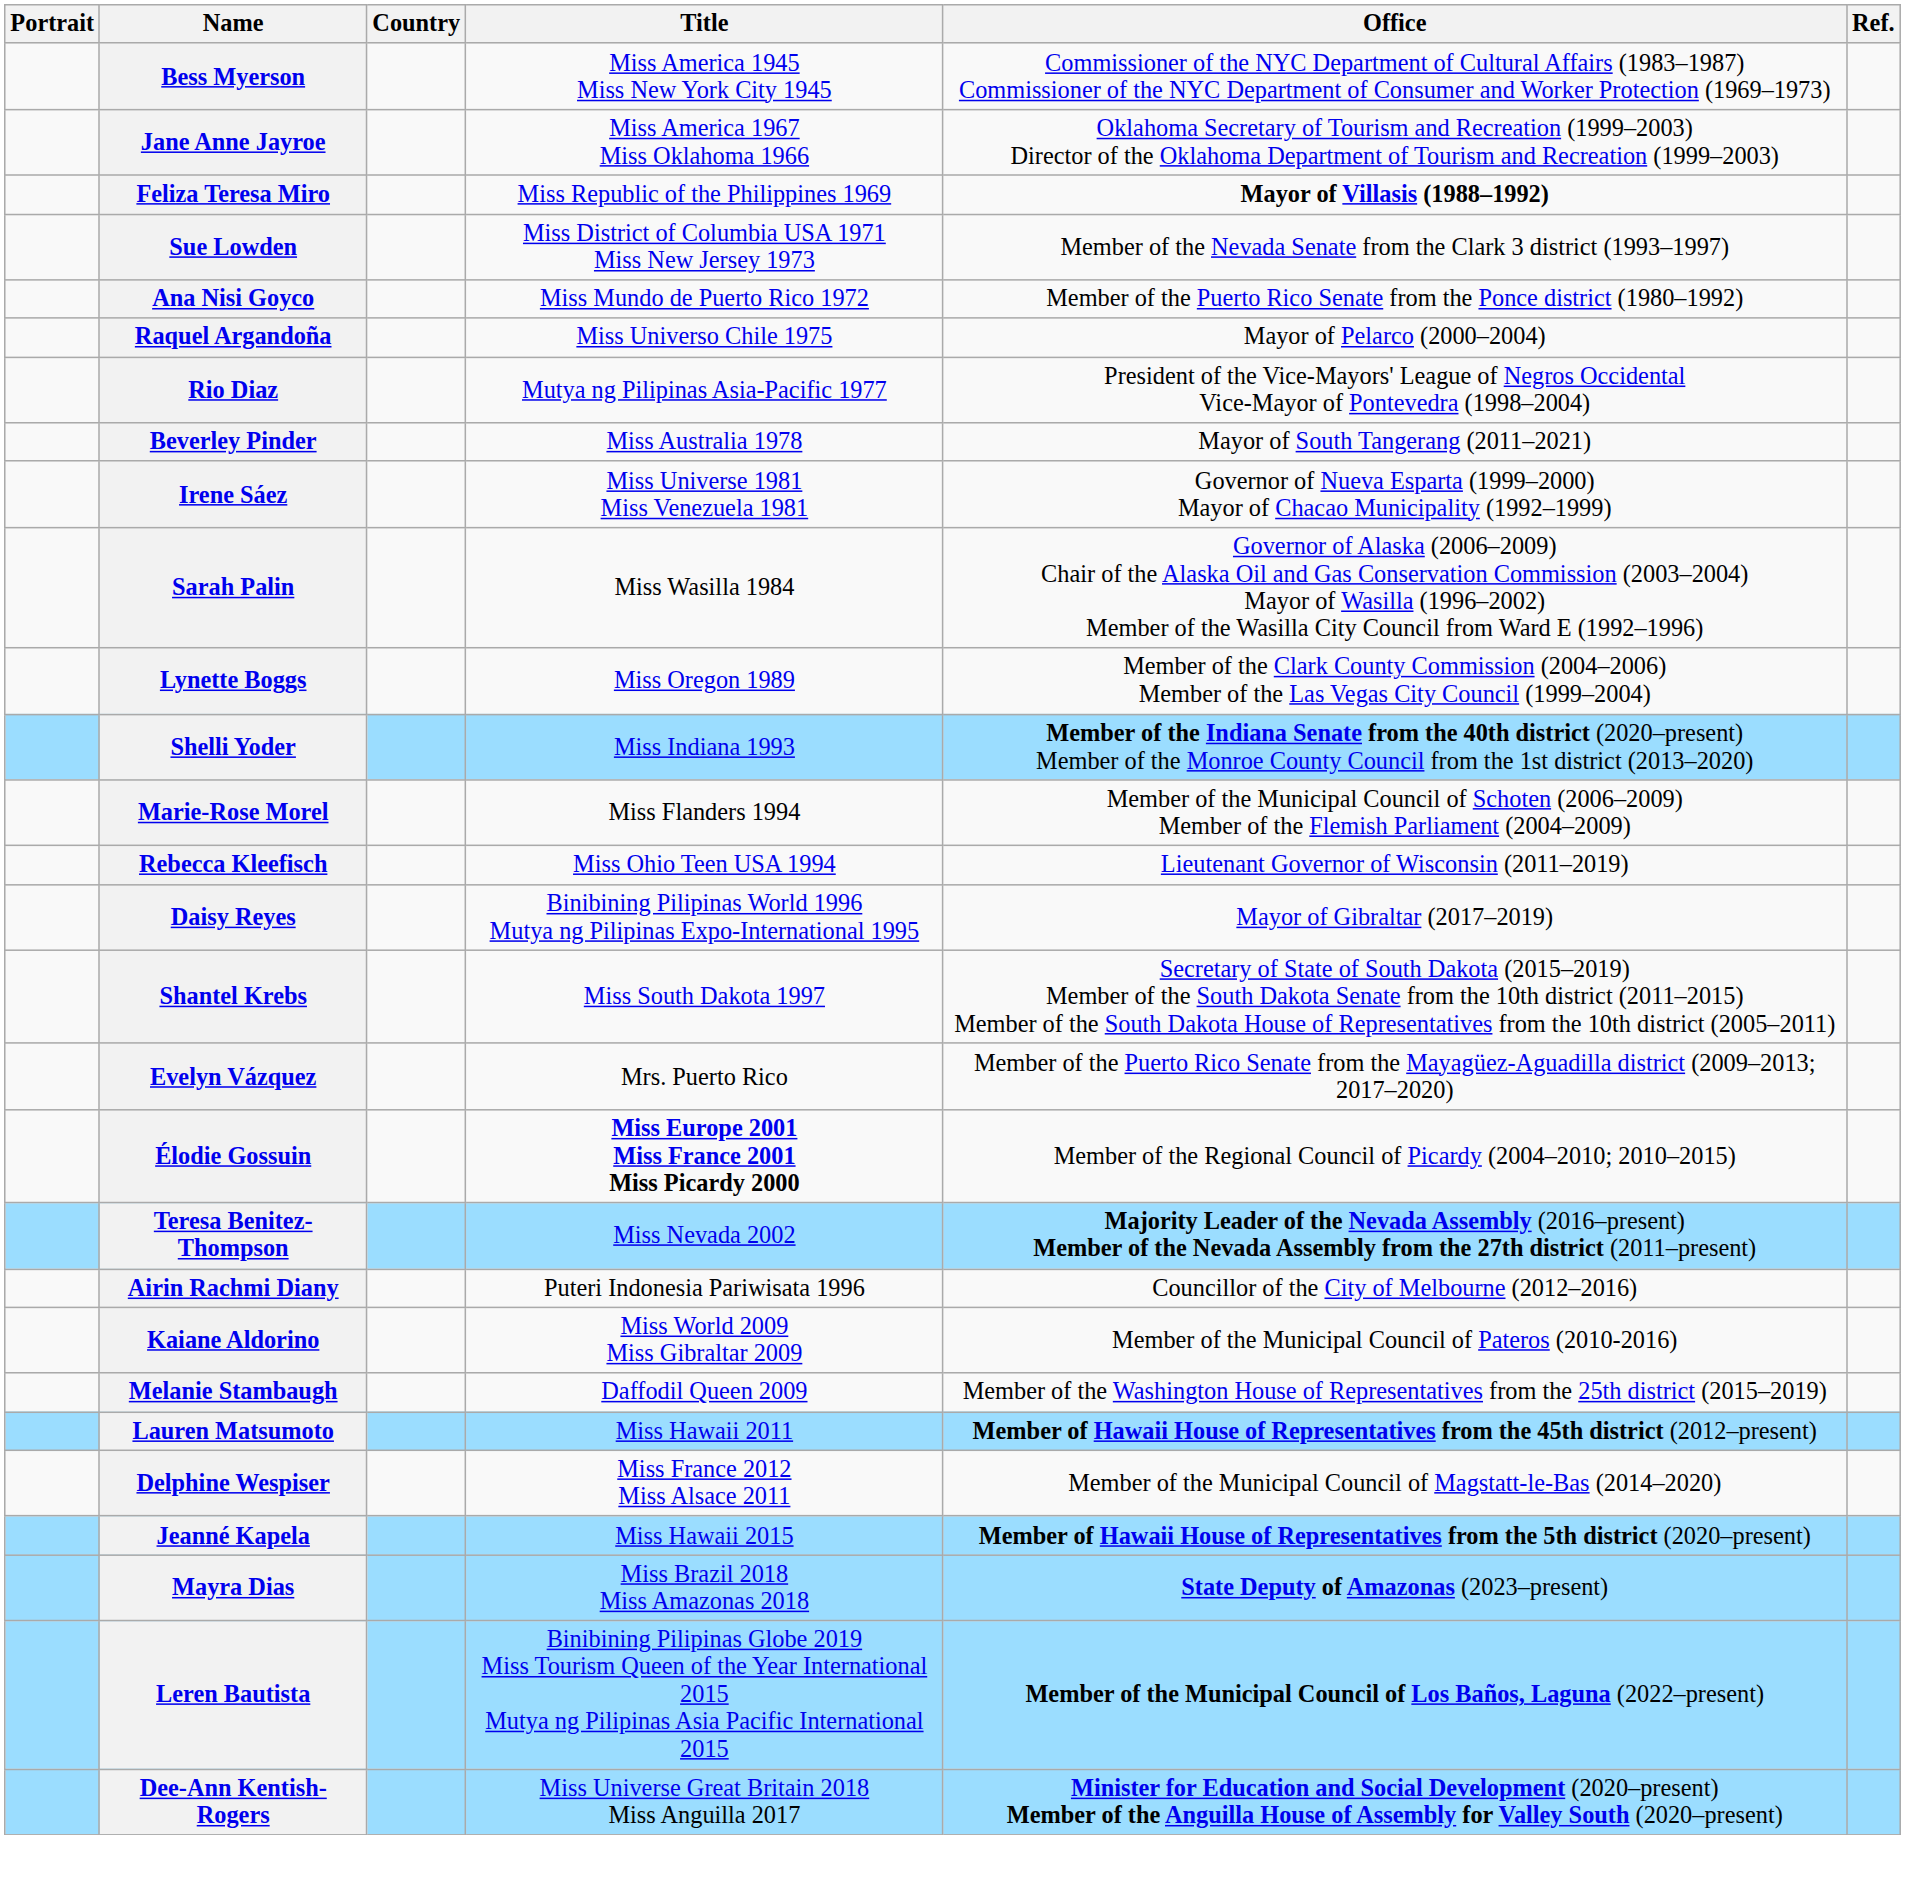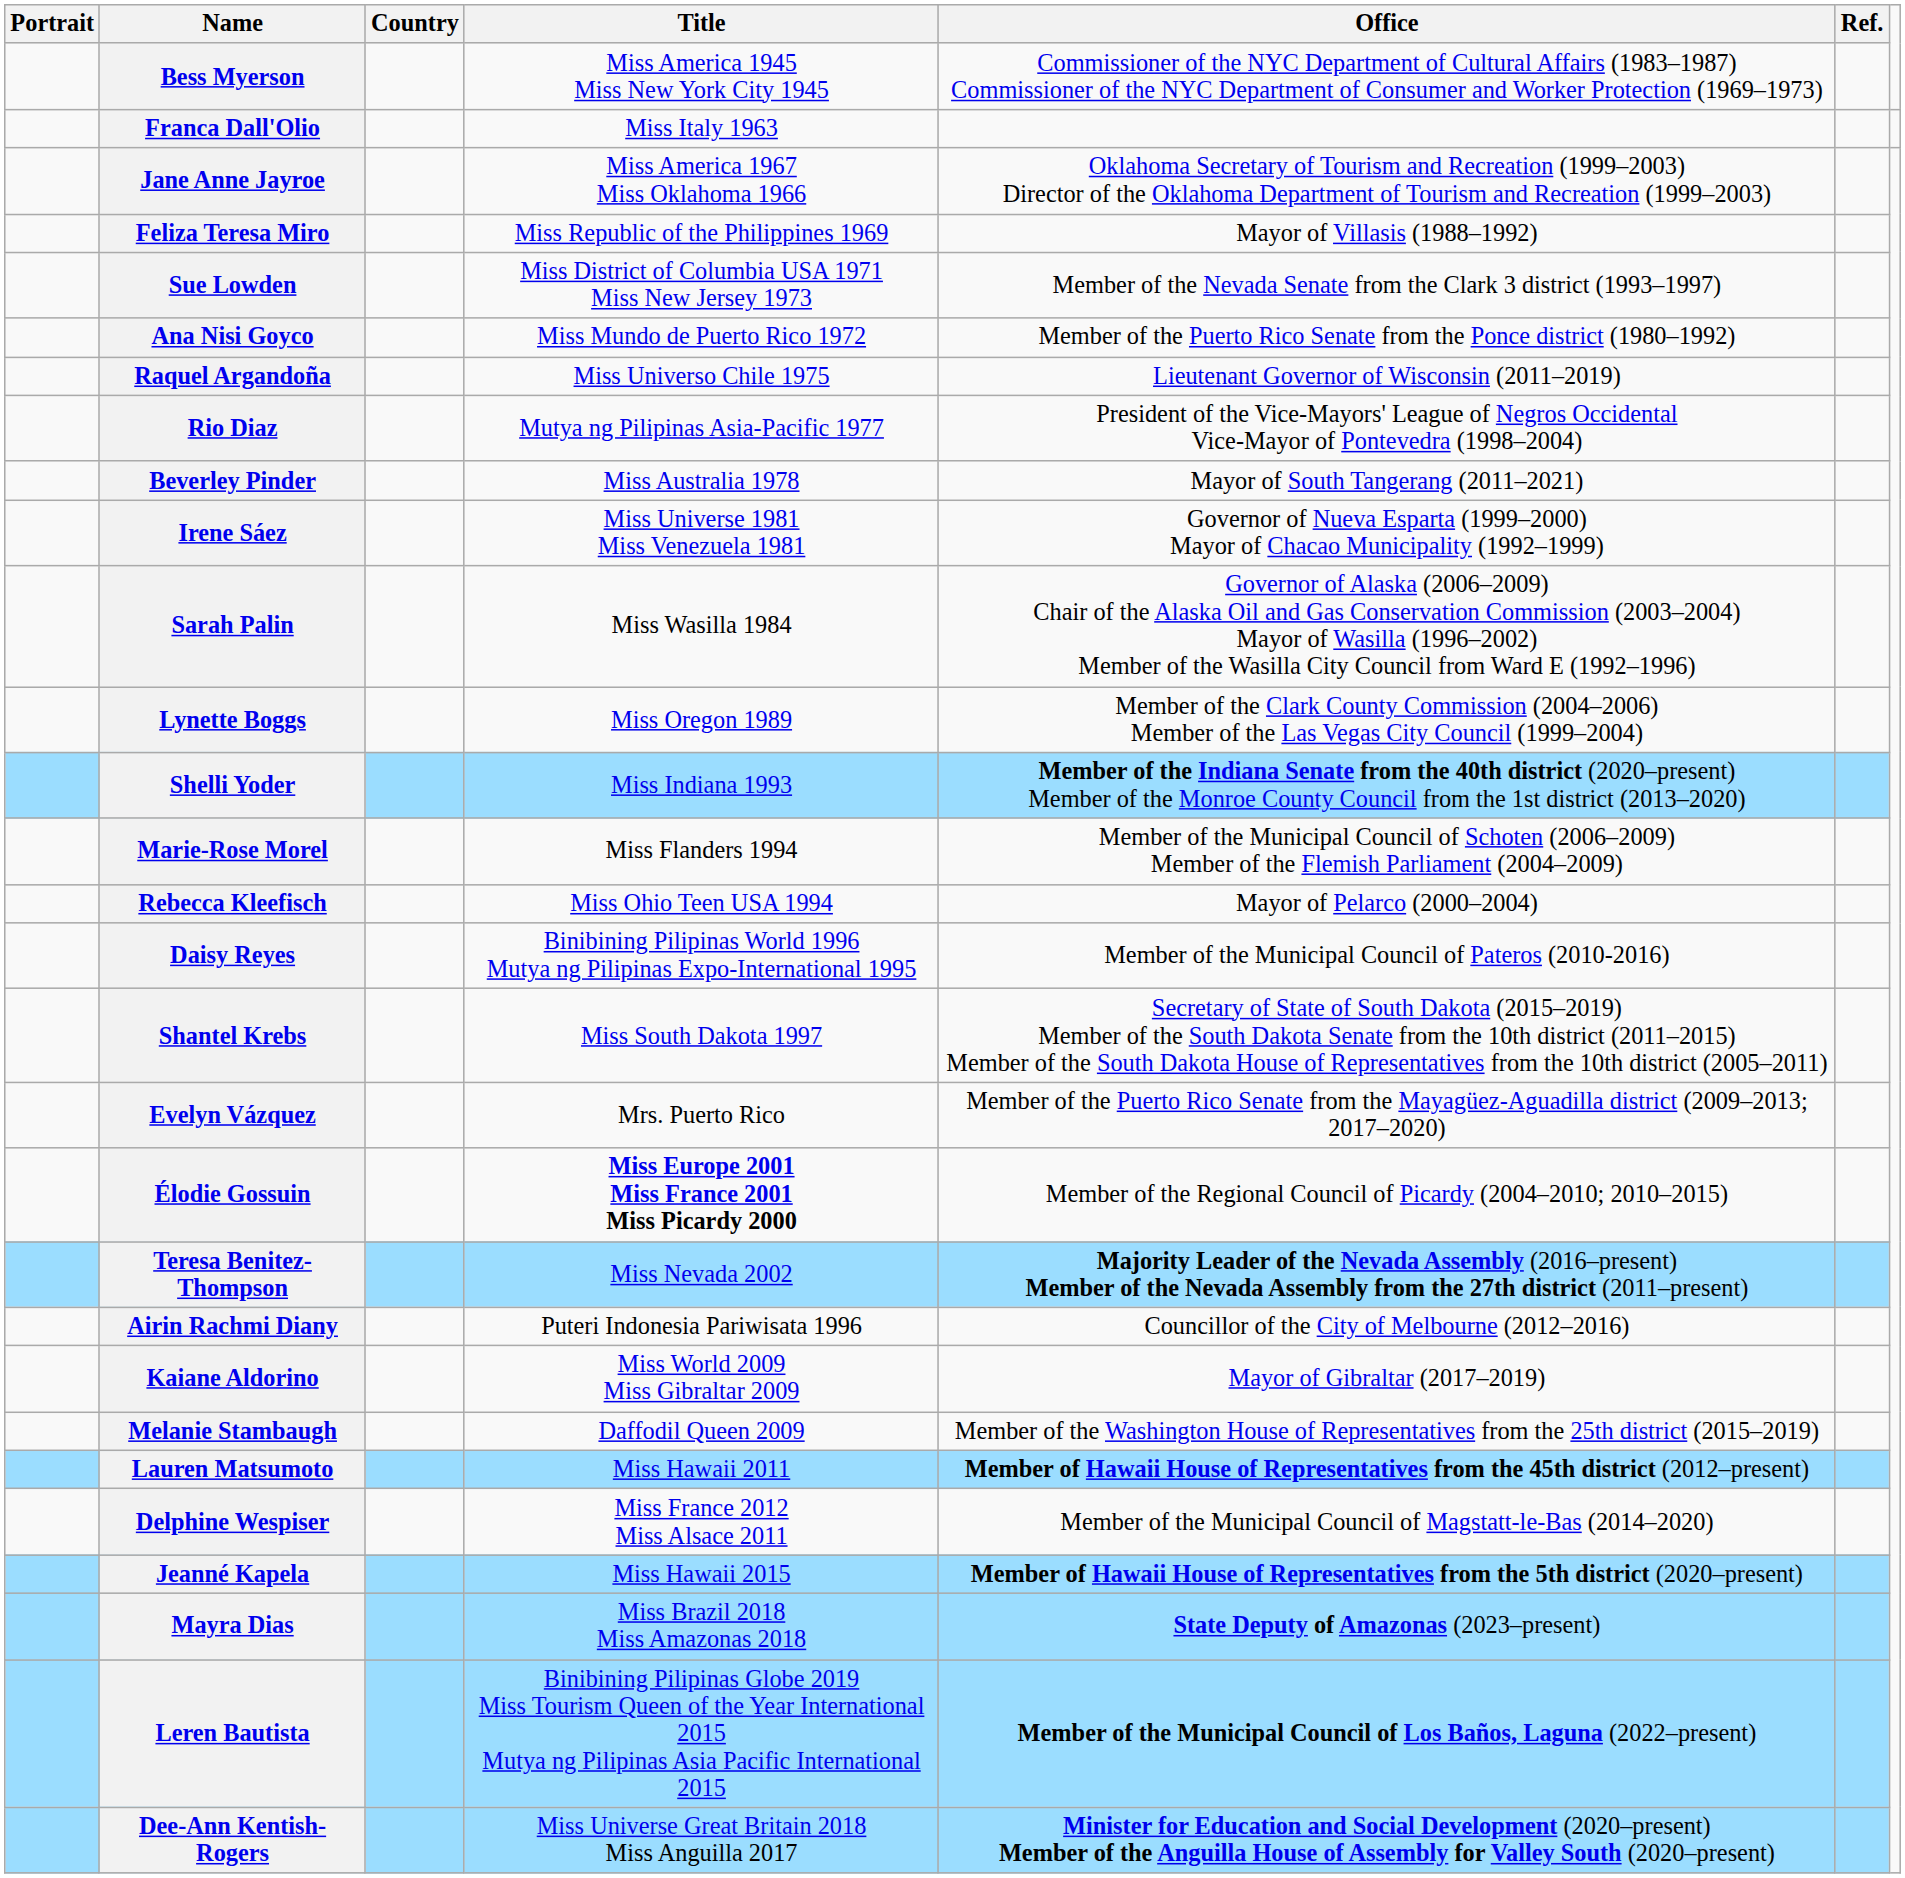+ row: (233, 128)
(1395, 194) bold -> (1387, 232) normal
(1395, 337) Mayor of Pelarco (2000–2004) -> (1387, 375) Lieutenant Governor of Wisconsin (2011–2019)
(1395, 864) Lieutenant Governor of Wisconsin (2011–2019) -> (1387, 903) Mayor of Pelarco (2000–2004)
(1395, 916) Mayor of Gibraltar (2017–2019) -> (1387, 955) Member of the Municipal Council of Pateros (2010-2016)
(1395, 1339) Member of the Municipal Council of Pateros (2010-2016) -> (1387, 1378) Mayor of Gibraltar (2017–2019)
